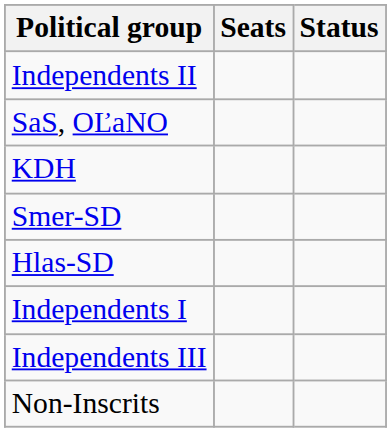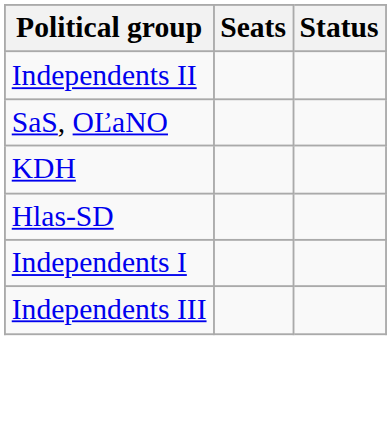- row: (67, 215)
- row: (86, 403)
